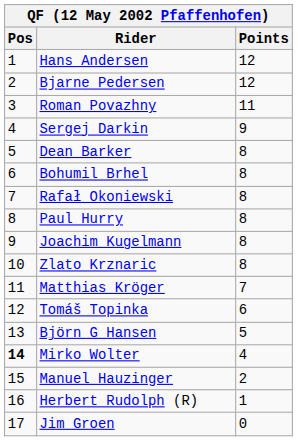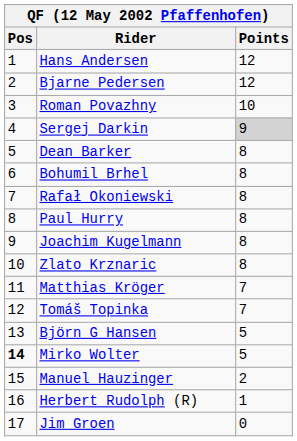(247, 107) 11 -> (247, 107) 10
(243, 129) no background -> (243, 129) lightgrey background
(243, 311) 6 -> (243, 311) 7
(243, 356) 4 -> (243, 356) 5
